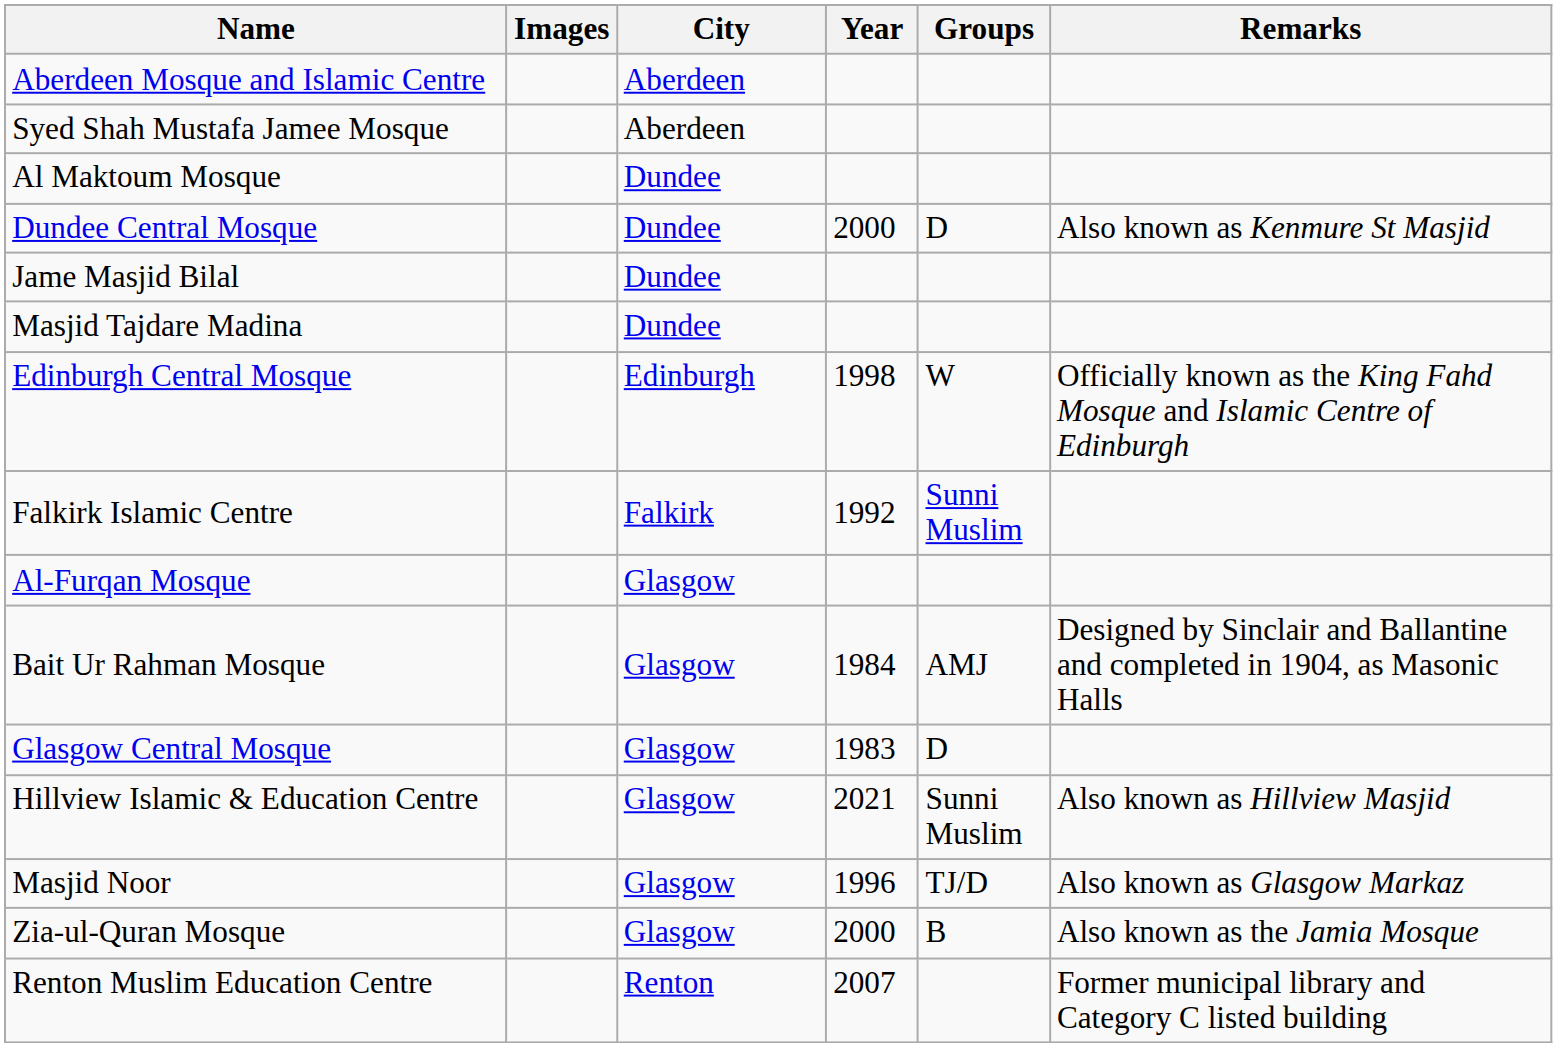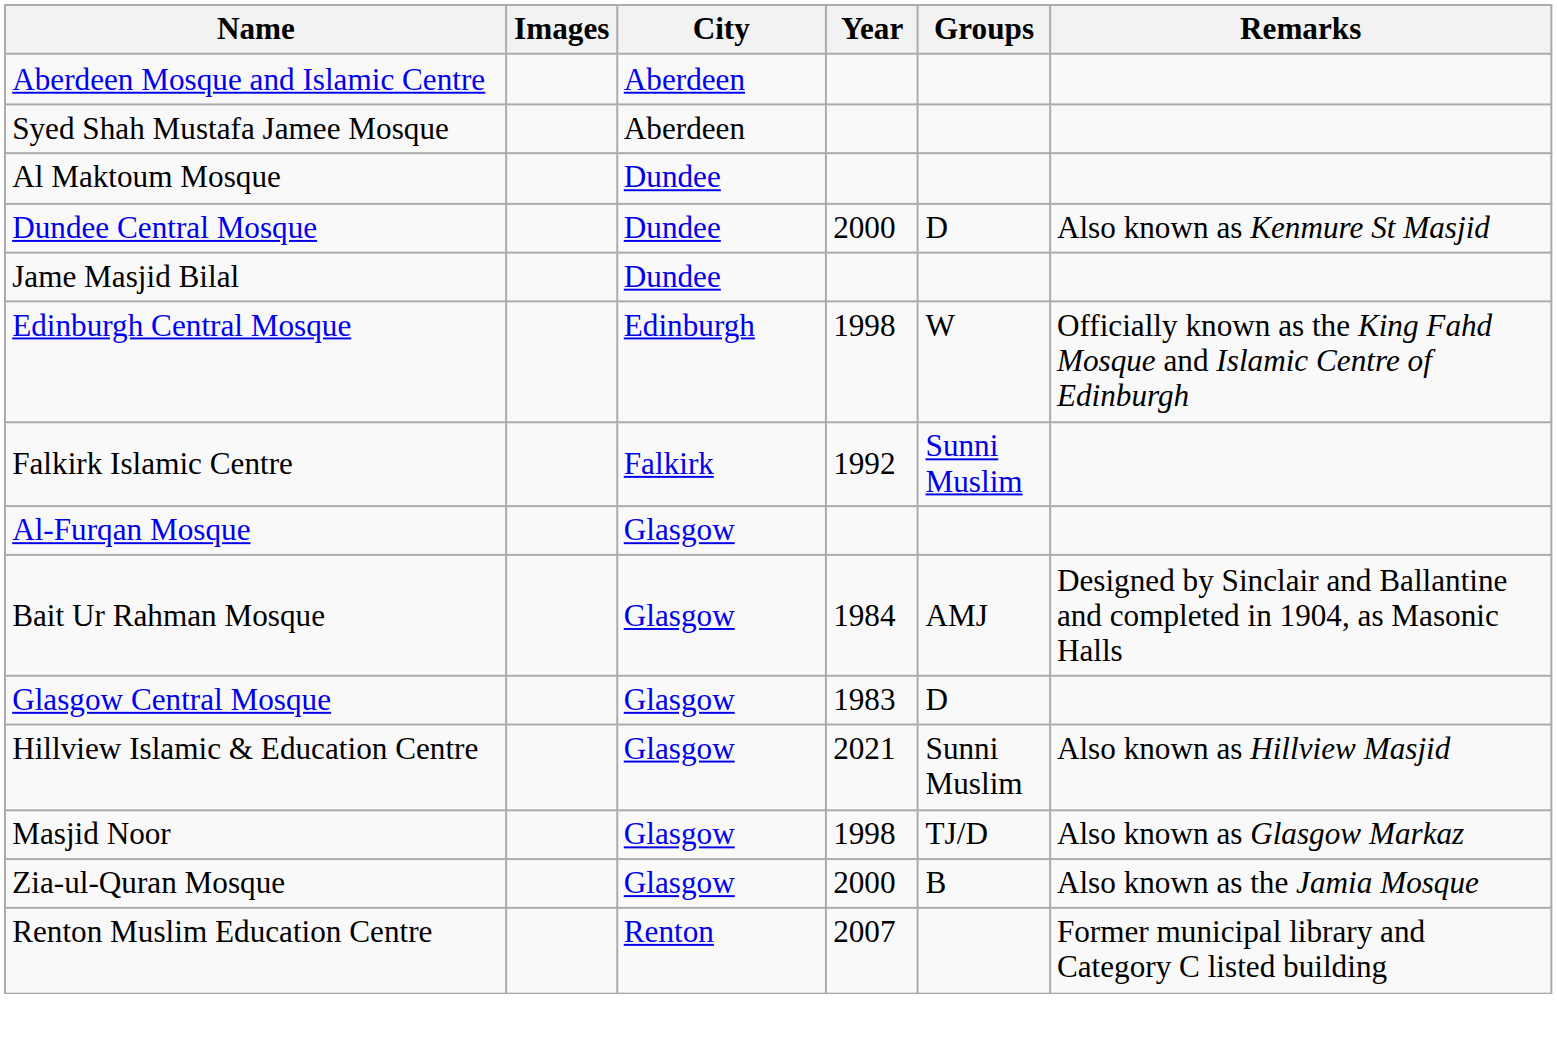- row: (157, 326)
(864, 883) 1996 -> (864, 833) 1998
